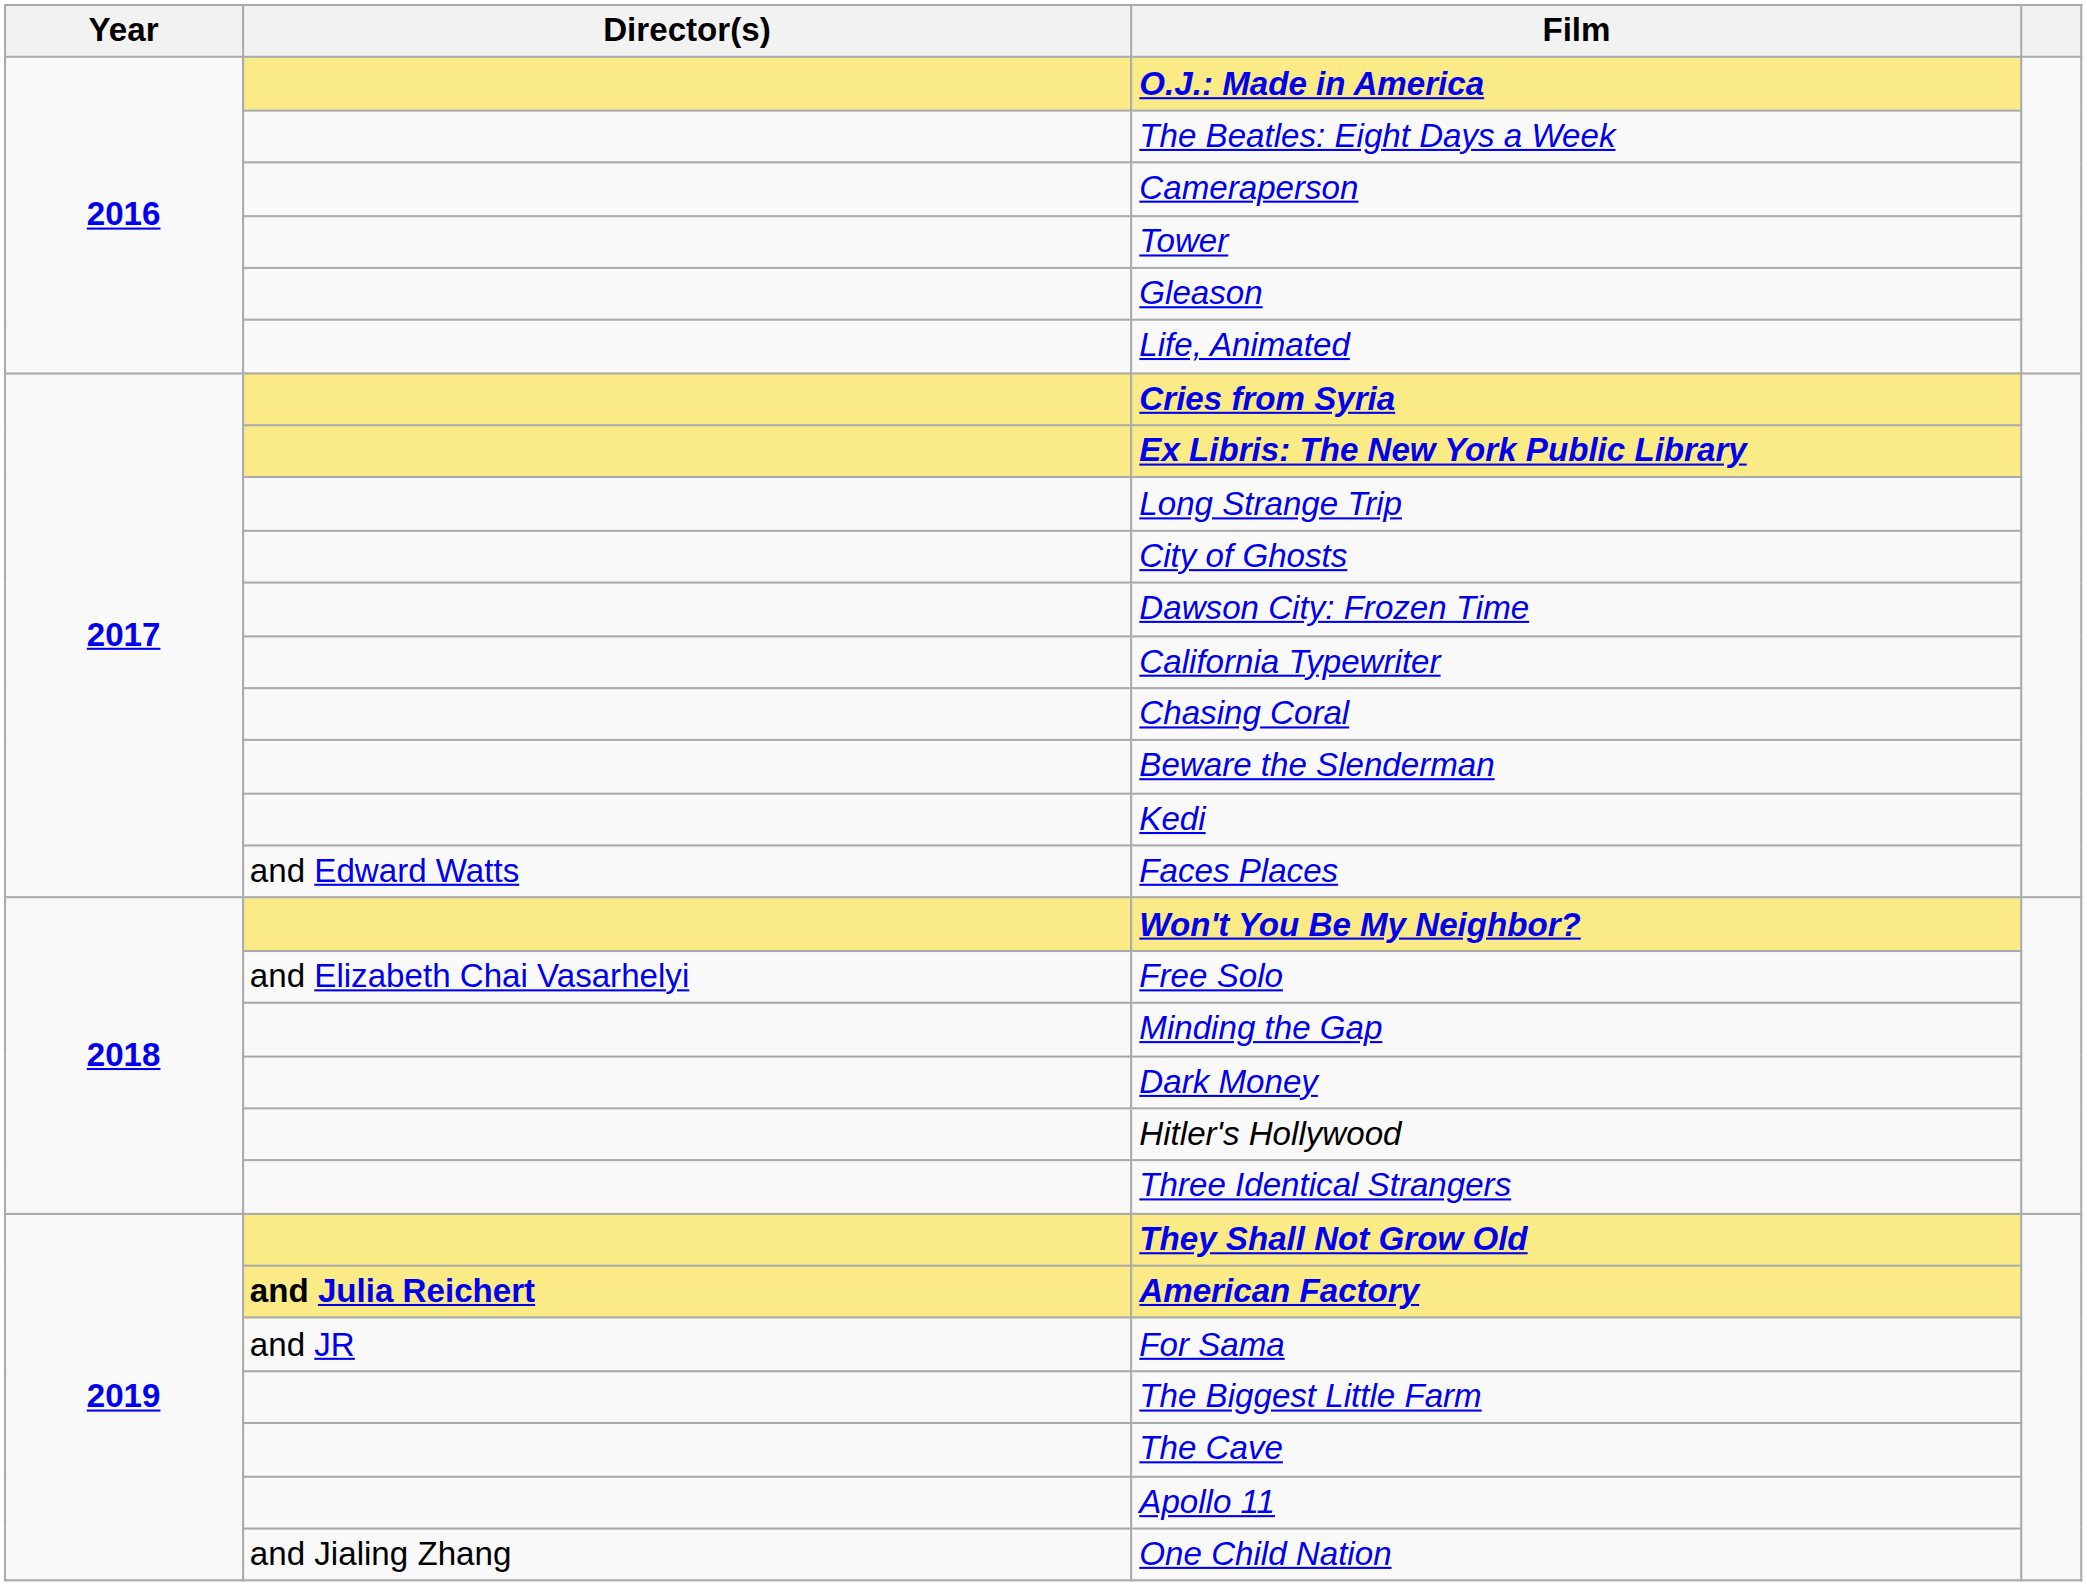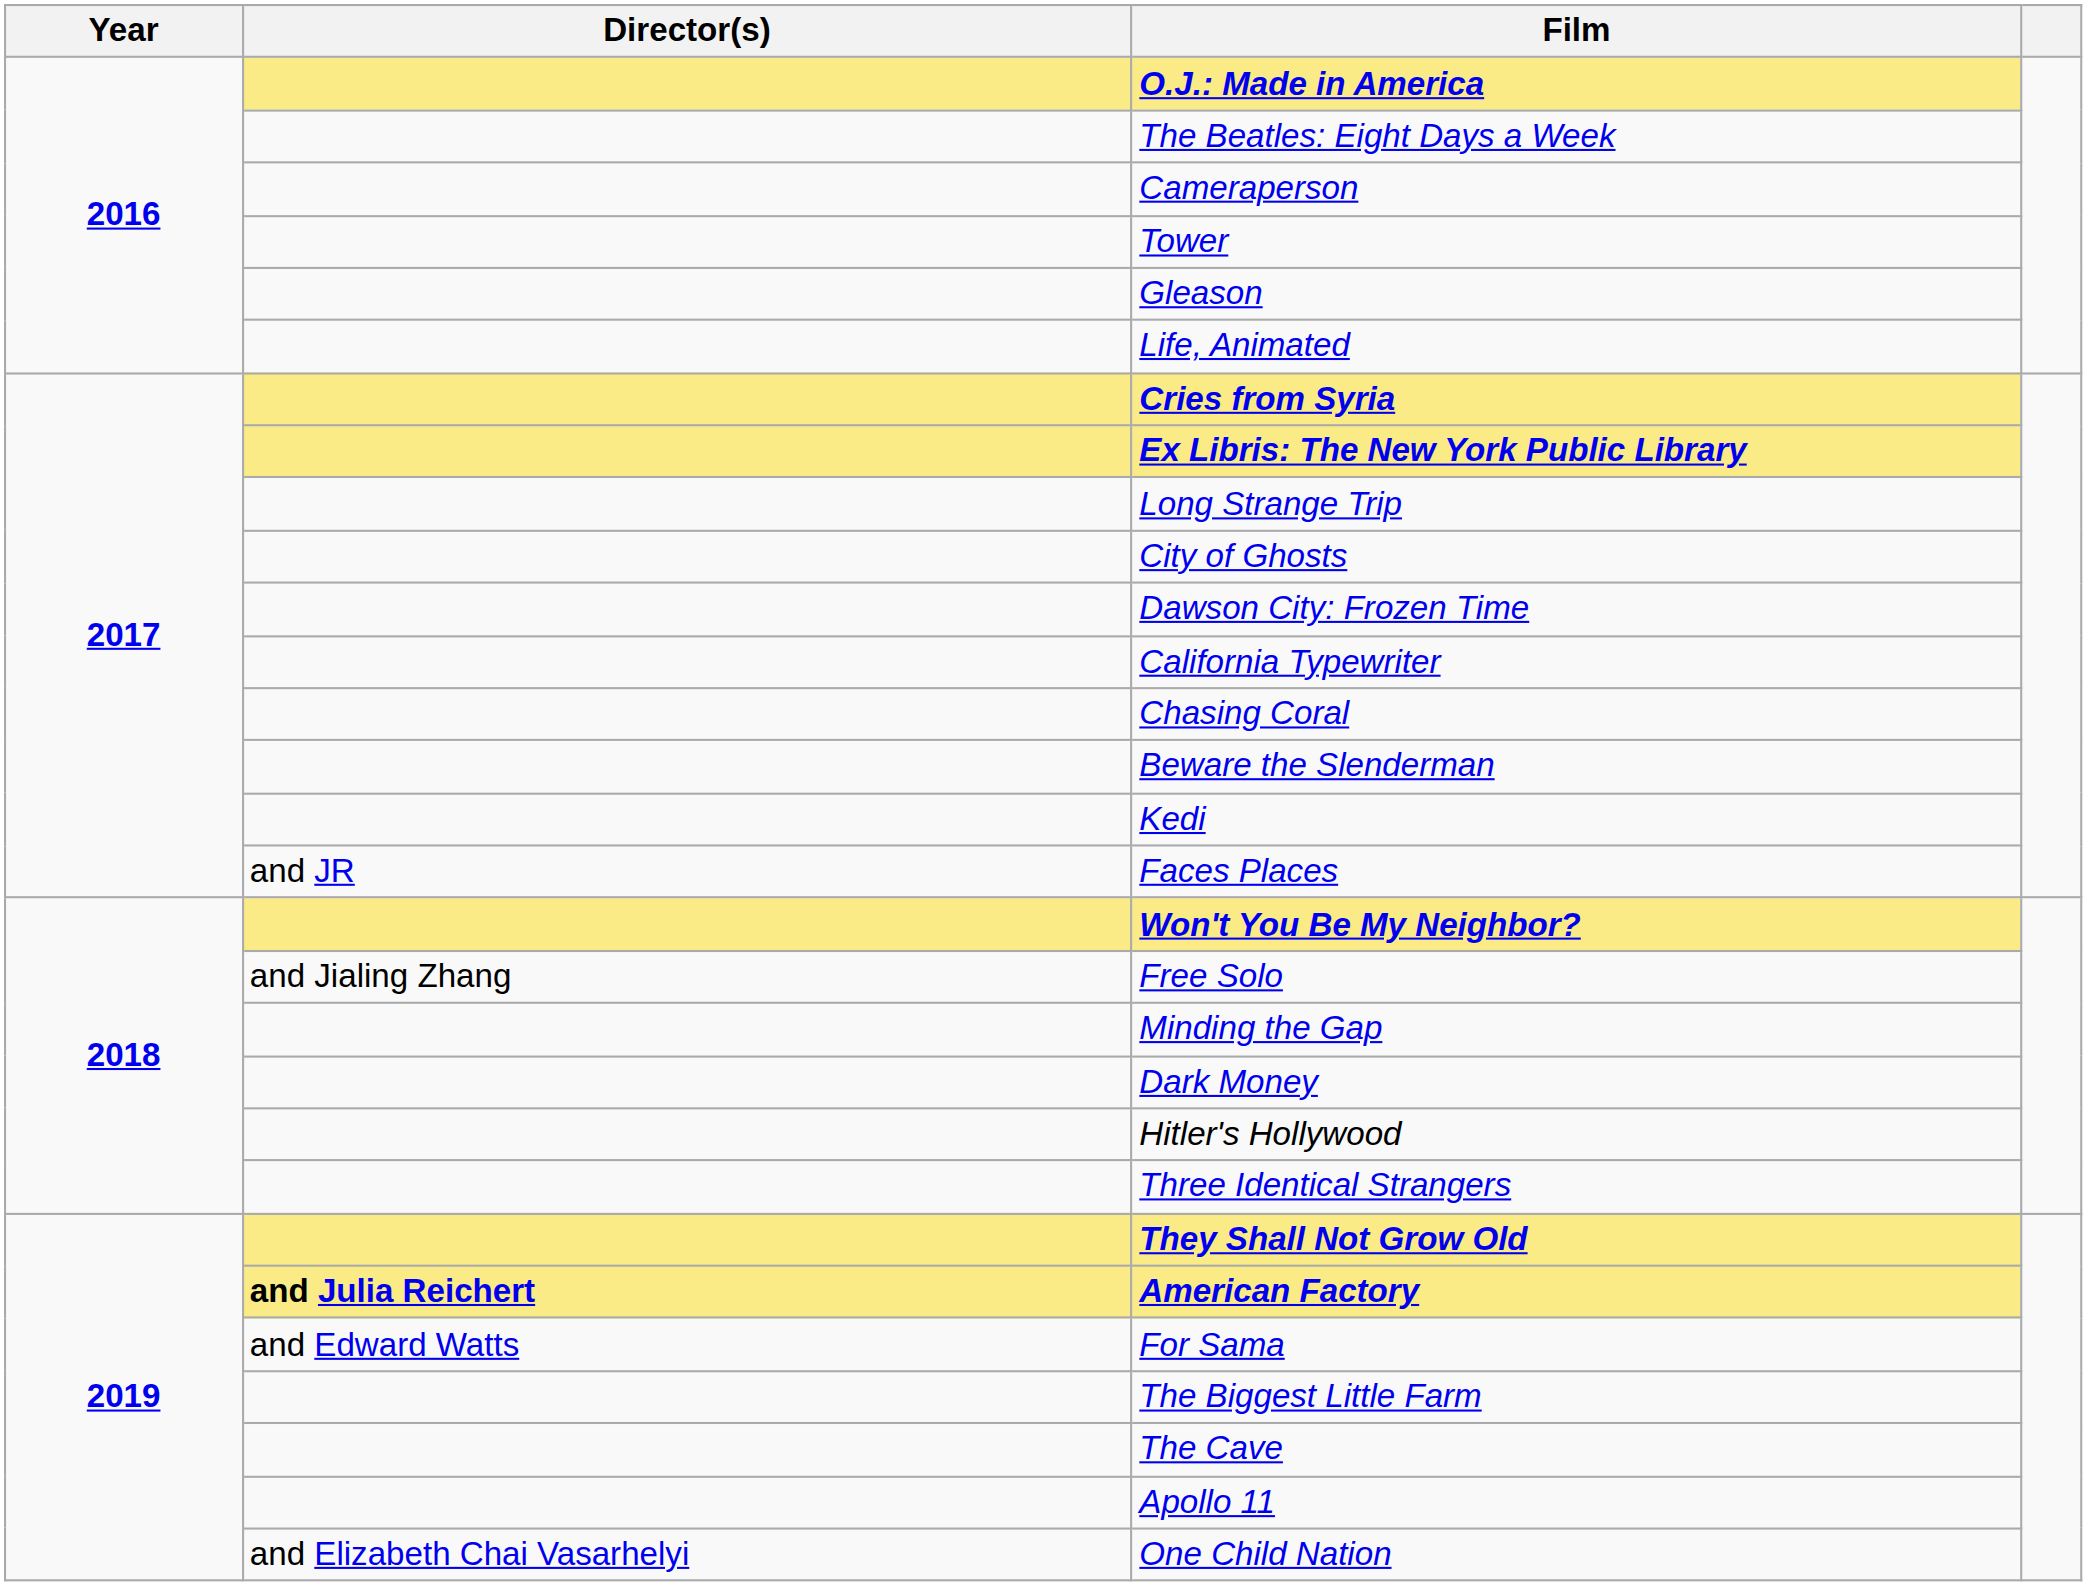(385, 871) and Edward Watts -> (302, 871) and JR
(470, 976) and Elizabeth Chai Vasarhelyi -> (381, 976) and Jialing Zhang
(302, 1343) and JR -> (385, 1343) and Edward Watts
(381, 1554) and Jialing Zhang -> (470, 1554) and Elizabeth Chai Vasarhelyi
